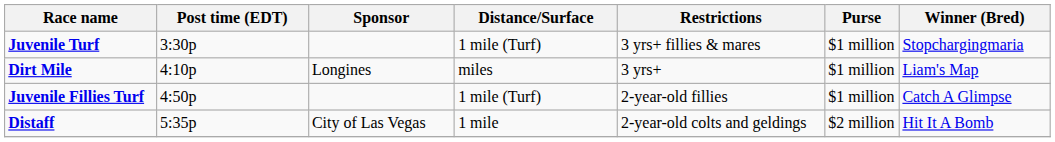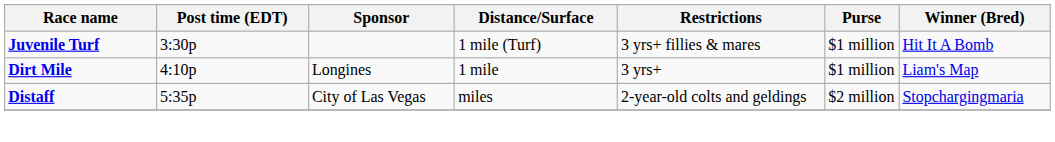(963, 44) Stopchargingmaria -> (948, 44) Hit It A Bomb
(475, 70) miles -> (478, 70) 1 mile
- row: (76, 97)
(478, 123) 1 mile -> (475, 97) miles
(948, 123) Hit It A Bomb -> (963, 97) Stopchargingmaria
